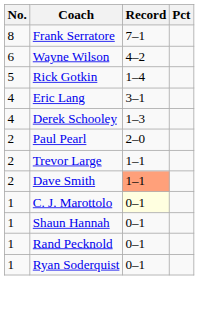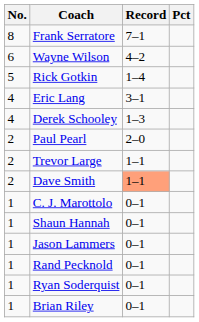(135, 202) lightyellow background -> (135, 202) no background
+ row: (74, 243)
+ row: (63, 306)
